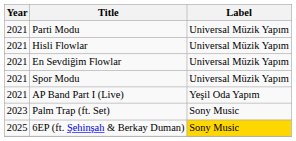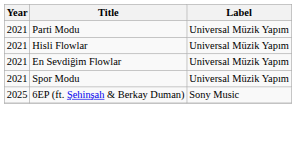- row: (78, 95)
- row: (71, 111)
(214, 128) gold background -> (214, 95) no background
